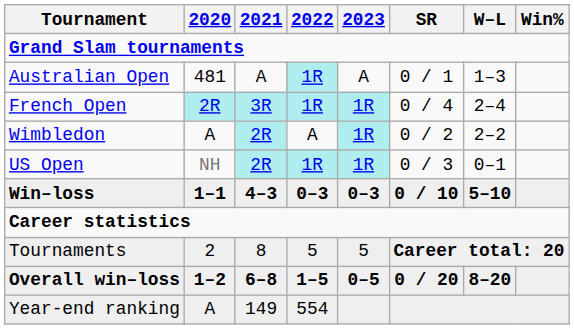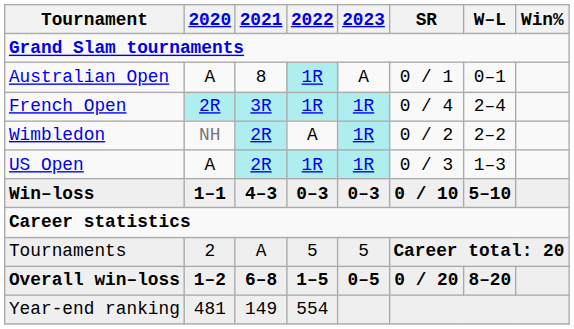(210, 77) 481 -> (210, 77) A
(261, 77) A -> (261, 77) 8
(490, 77) 1–3 -> (490, 77) 0–1
(210, 135) A -> (210, 135) NH
(210, 164) NH -> (210, 164) A
(490, 164) 0–1 -> (490, 164) 1–3
(261, 251) 8 -> (261, 251) A
(210, 309) A -> (210, 309) 481
